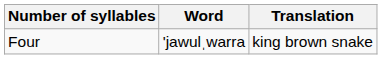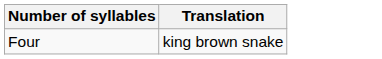- column: (204, 16)
